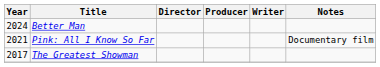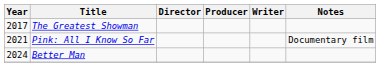rows swapped: (85, 55) <-> (59, 26)
